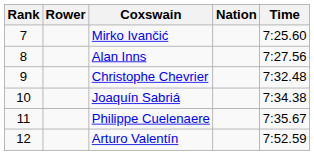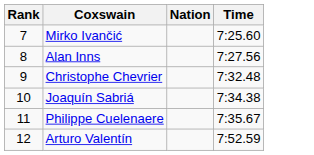- column: (66, 14)
